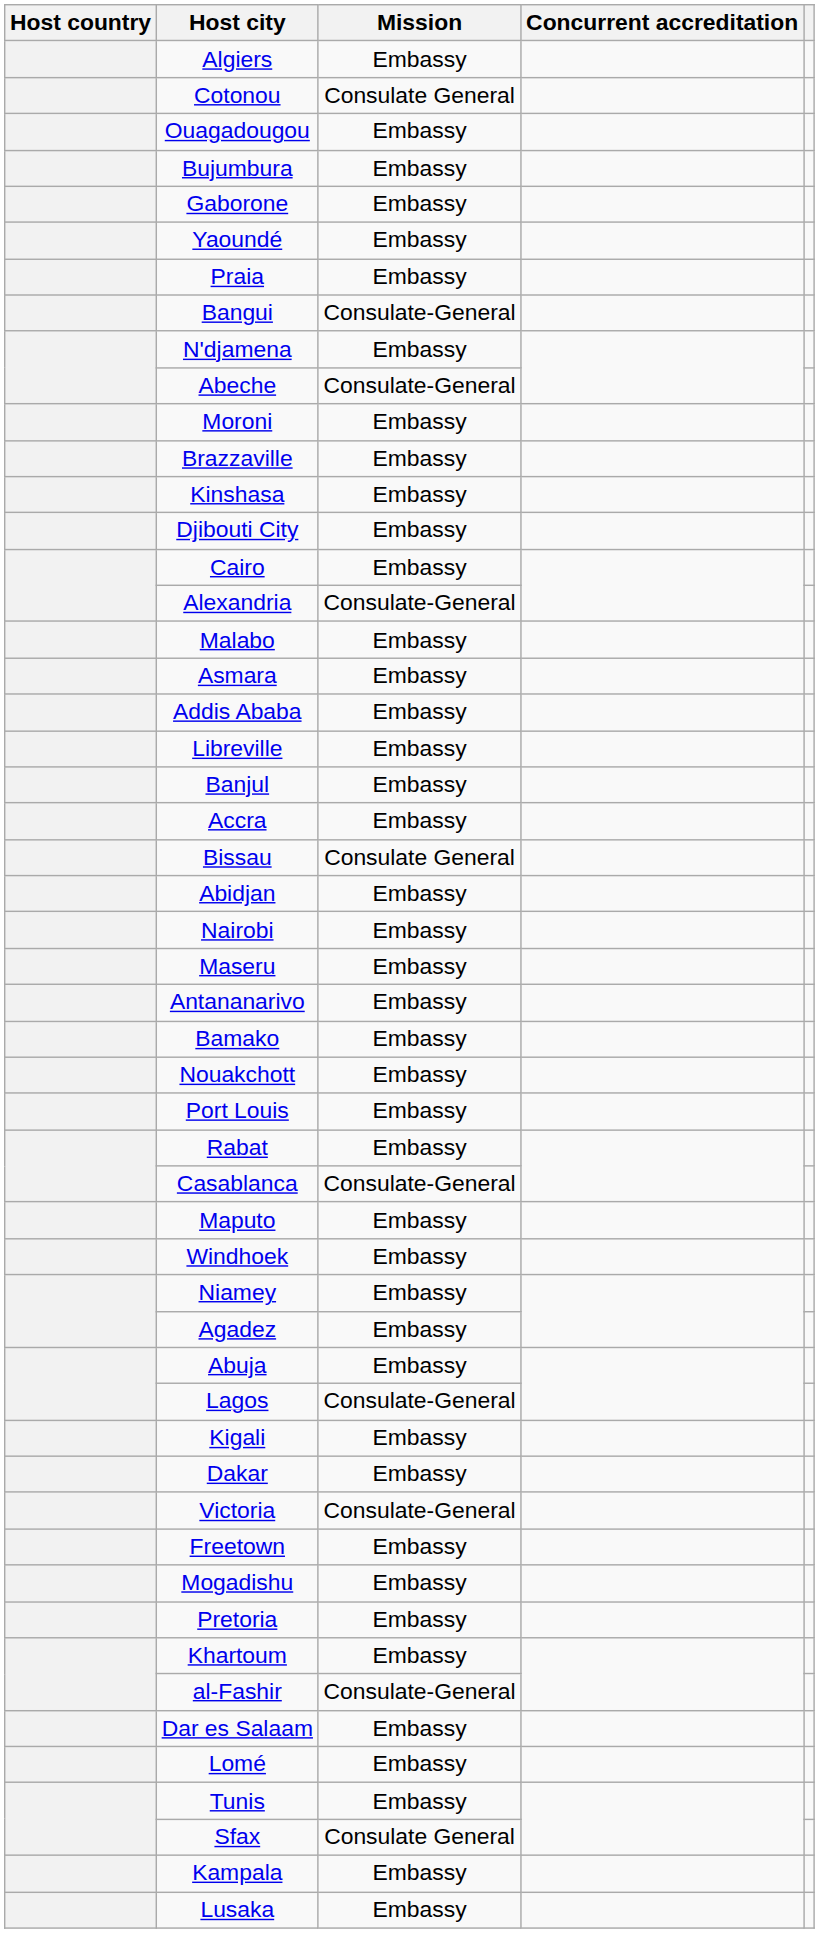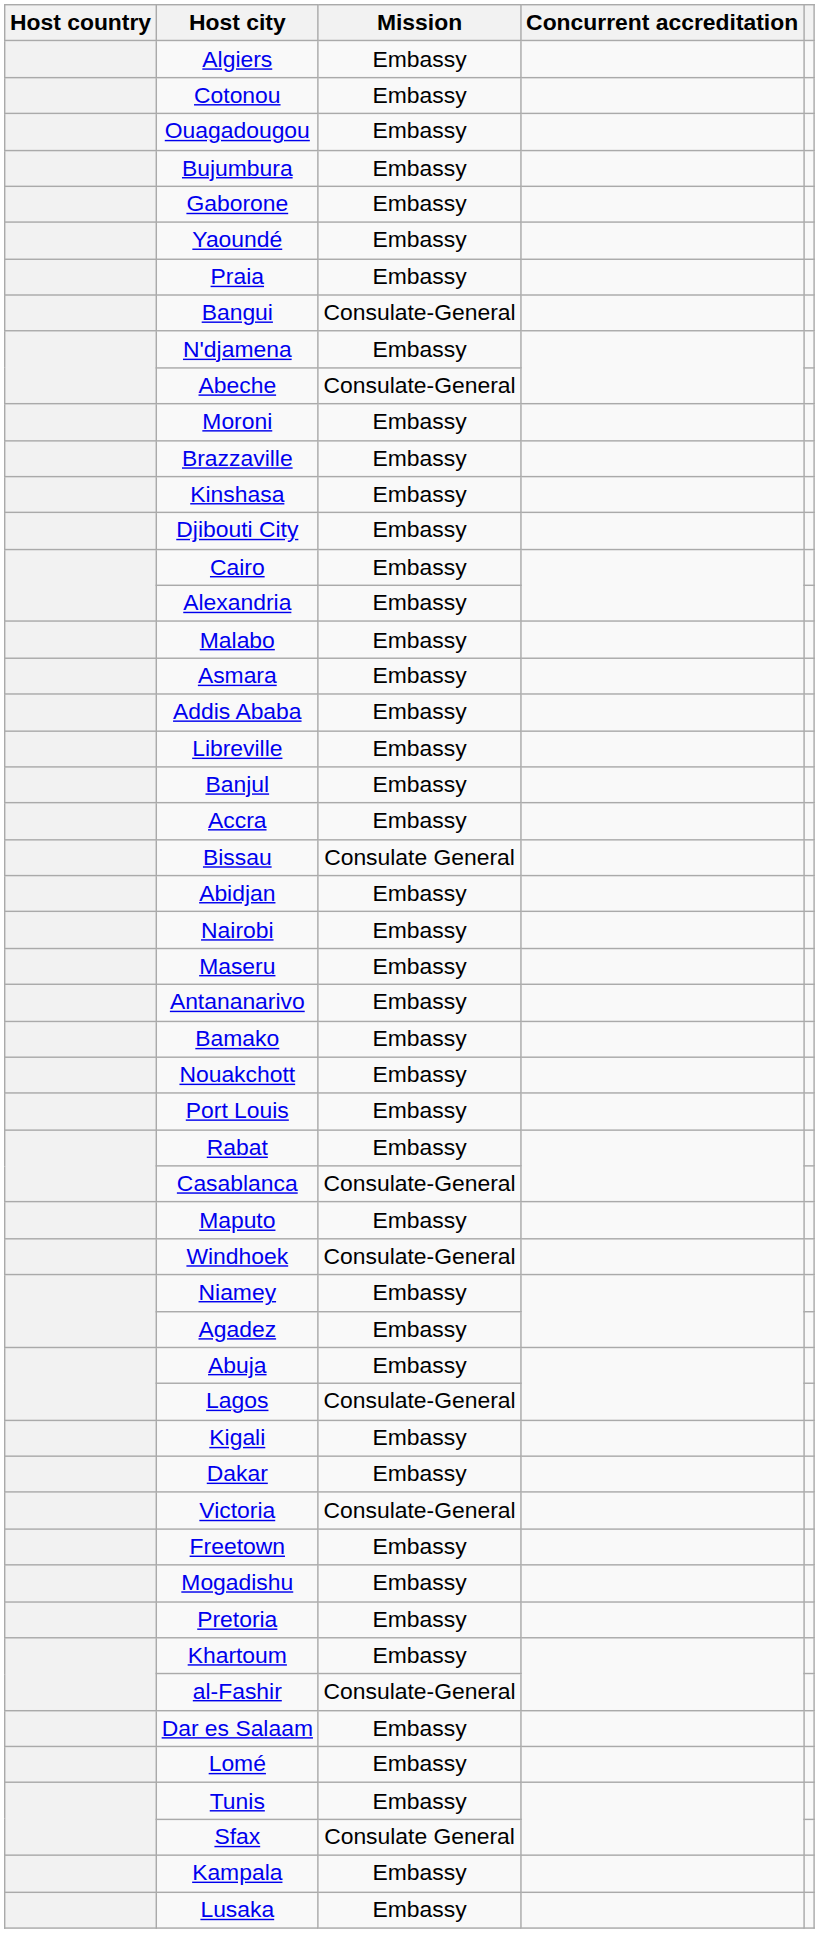(420, 95) Consulate General -> (420, 95) Embassy
(420, 603) Consulate-General -> (420, 603) Embassy
(420, 1256) Embassy -> (420, 1256) Consulate-General
